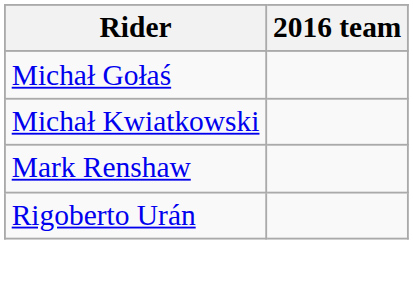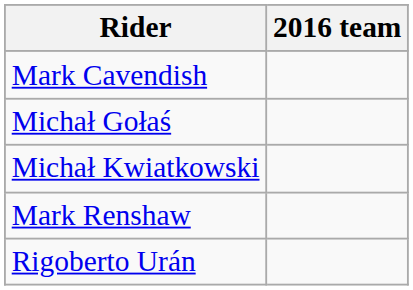+ row: (109, 74)
